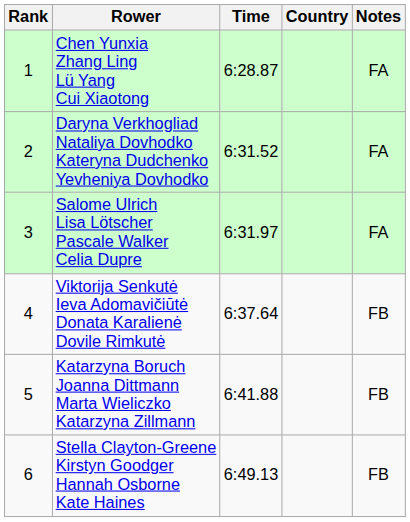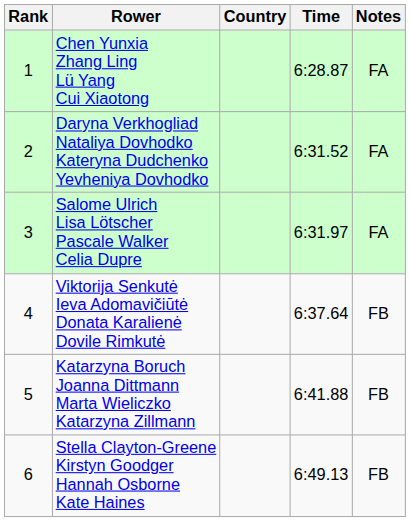columns swapped: (317, 17) <-> (251, 17)
